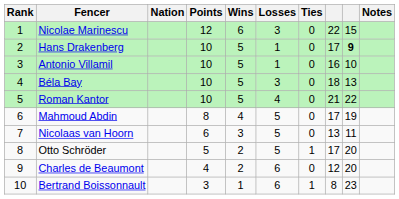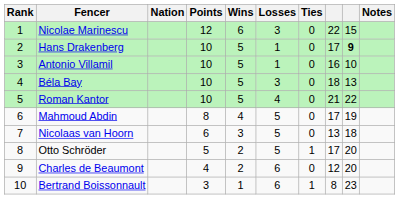(351, 133) 11 -> (351, 133) 18
